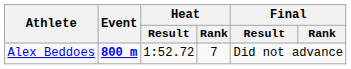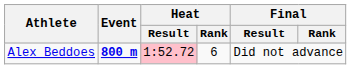(169, 53) no background -> (169, 53) pink background
(214, 53) 7 -> (214, 53) 6
